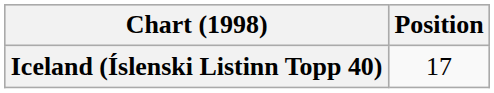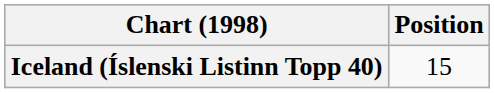(439, 66) 17 -> (439, 66) 15
